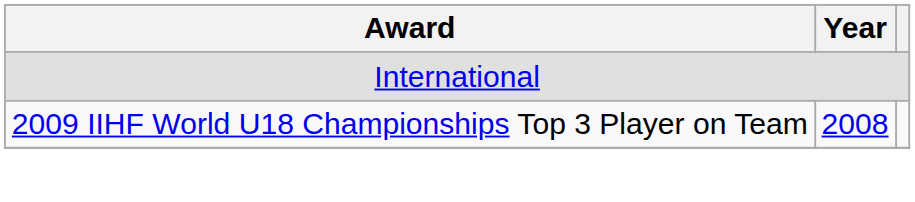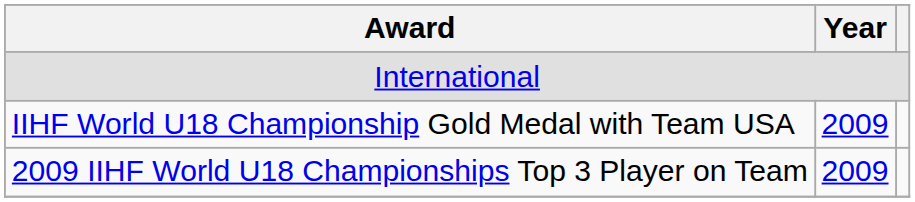+ row: (403, 123)
(855, 123) 2008 -> (855, 171) 2009
